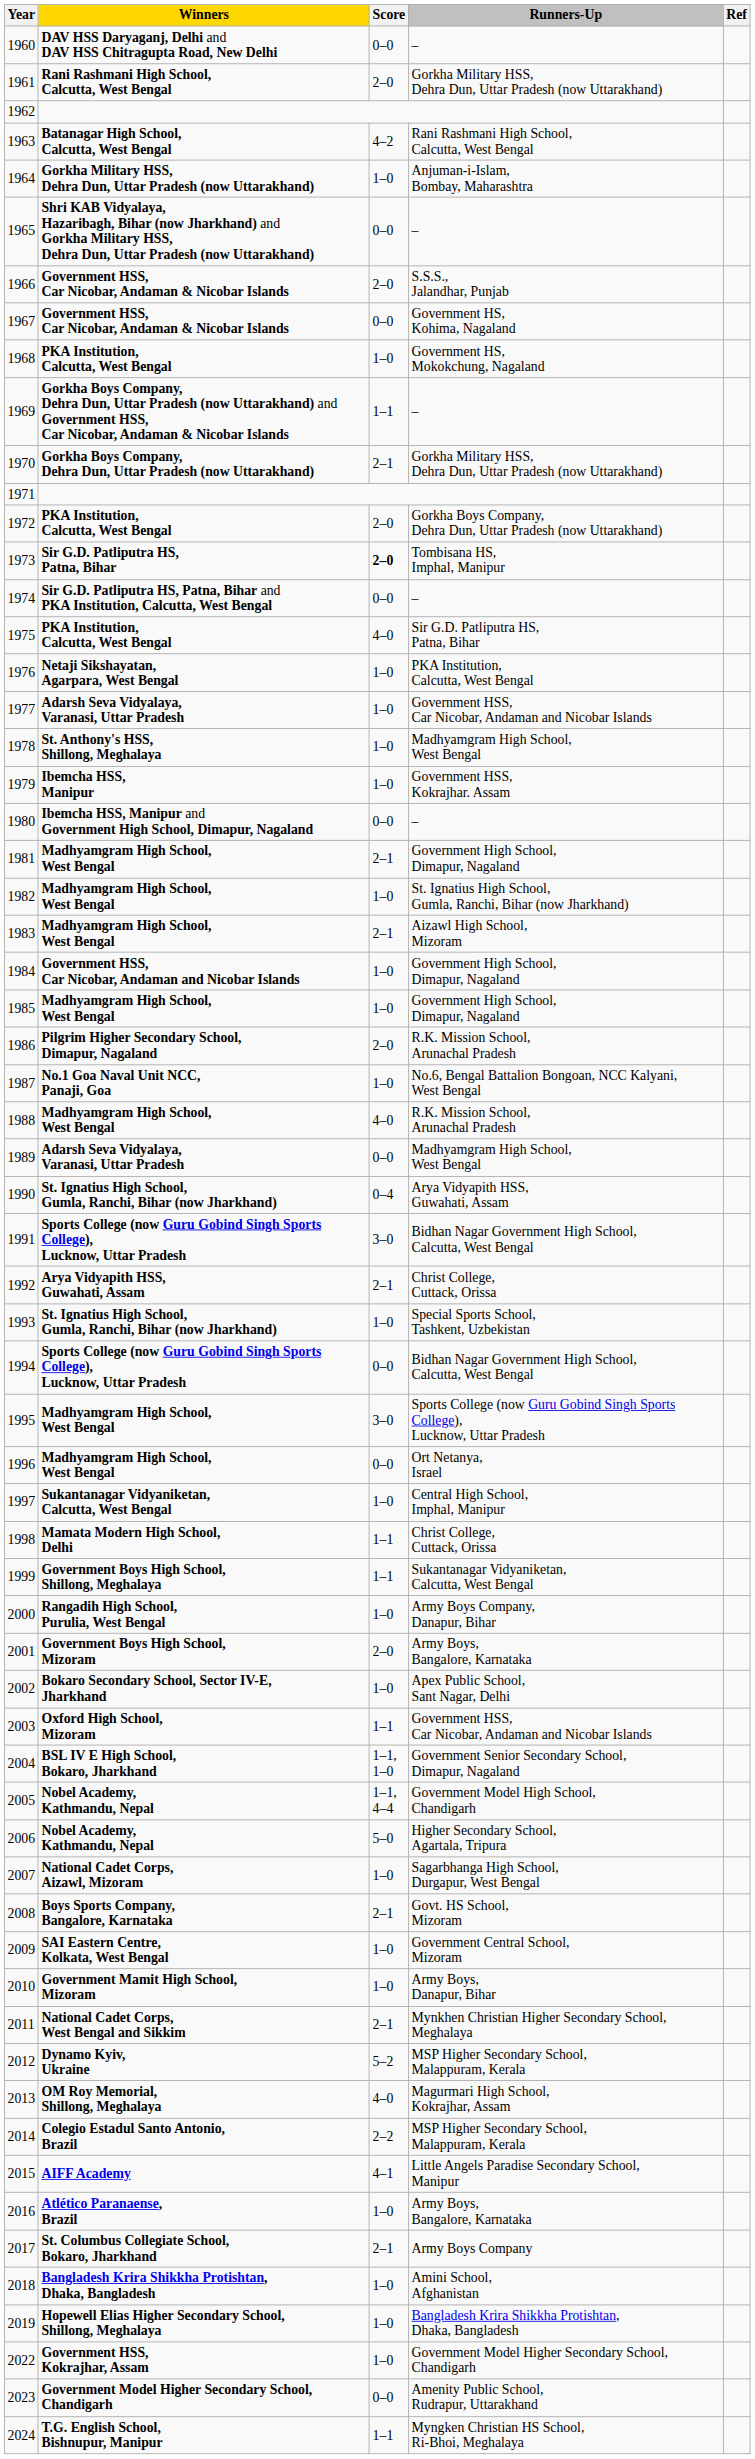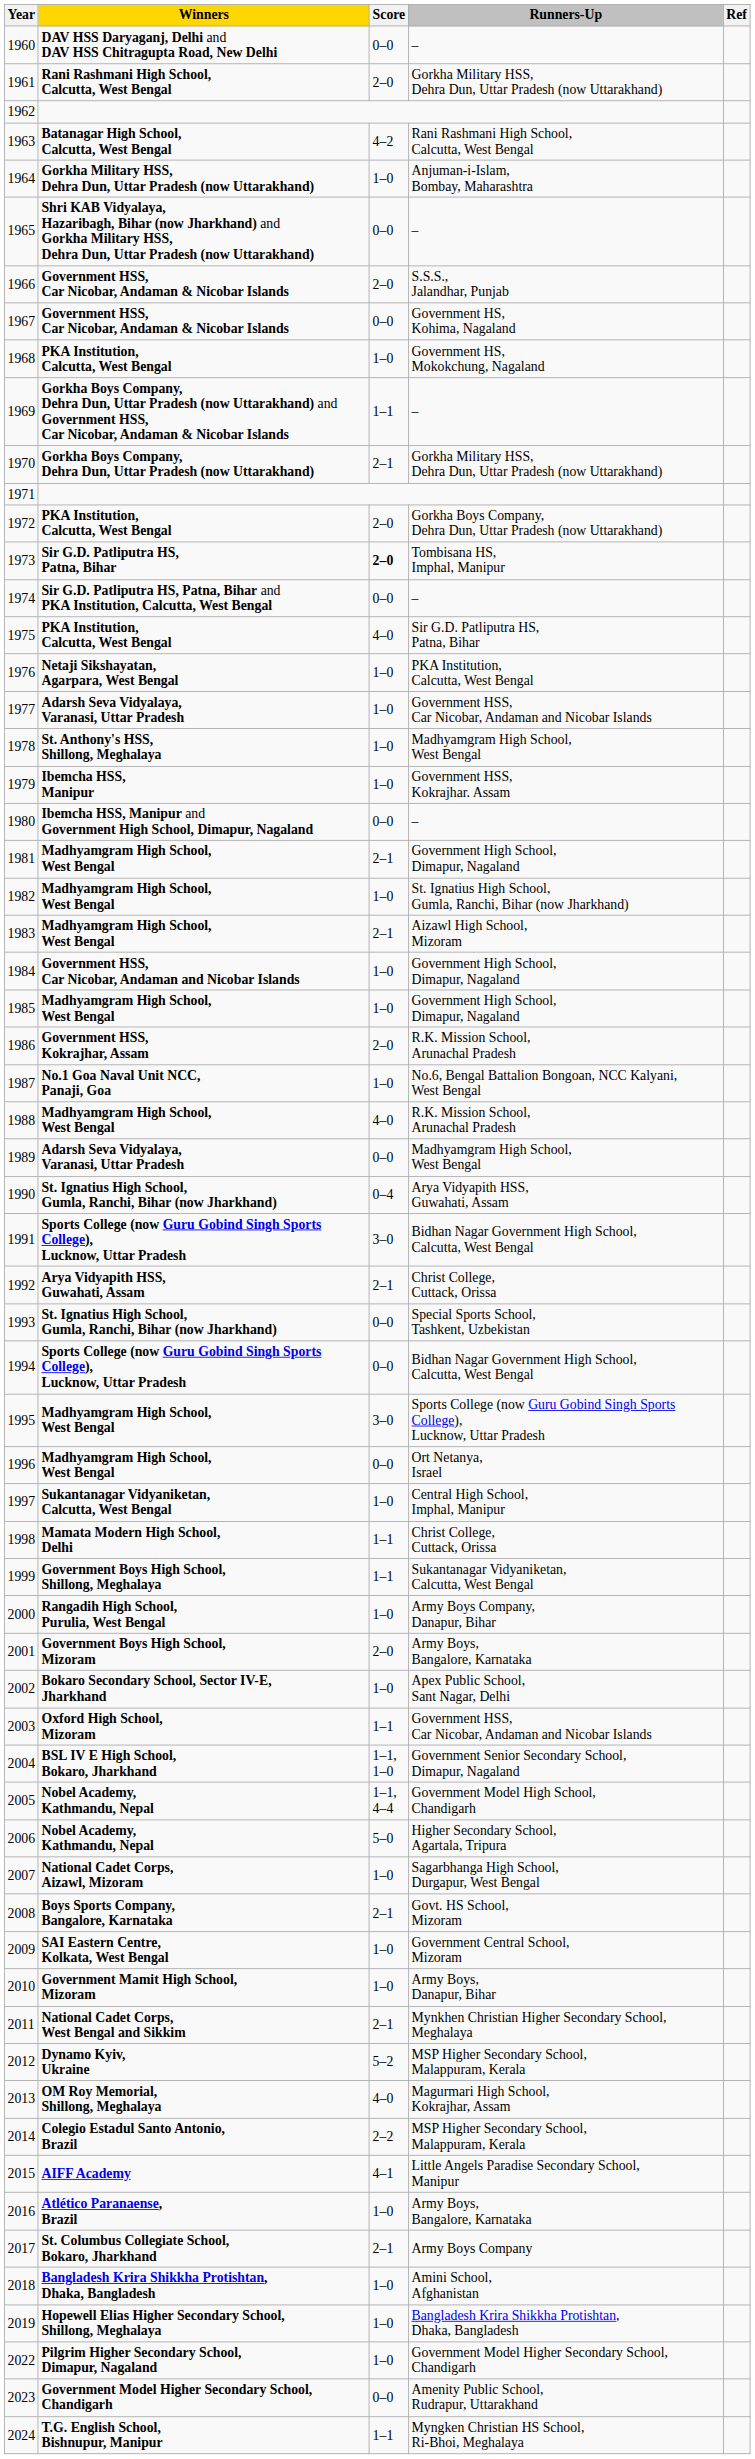(141, 1045) Pilgrim Higher Secondary School, Dimapur, Nagaland -> (95, 1045) Government HSS, Kokrajhar, Assam
(383, 1322) 1–0 -> (383, 1322) 0–0
(95, 2360) Government HSS, Kokrajhar, Assam -> (141, 2360) Pilgrim Higher Secondary School, Dimapur, Nagaland
